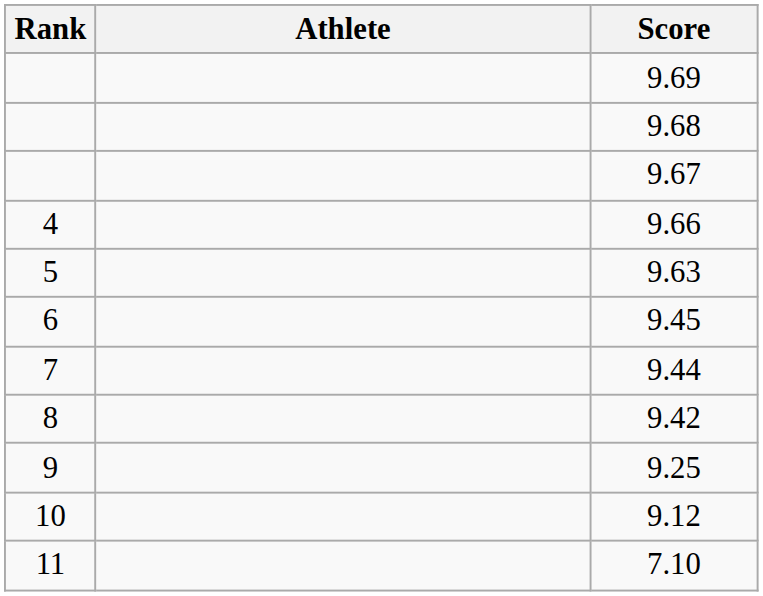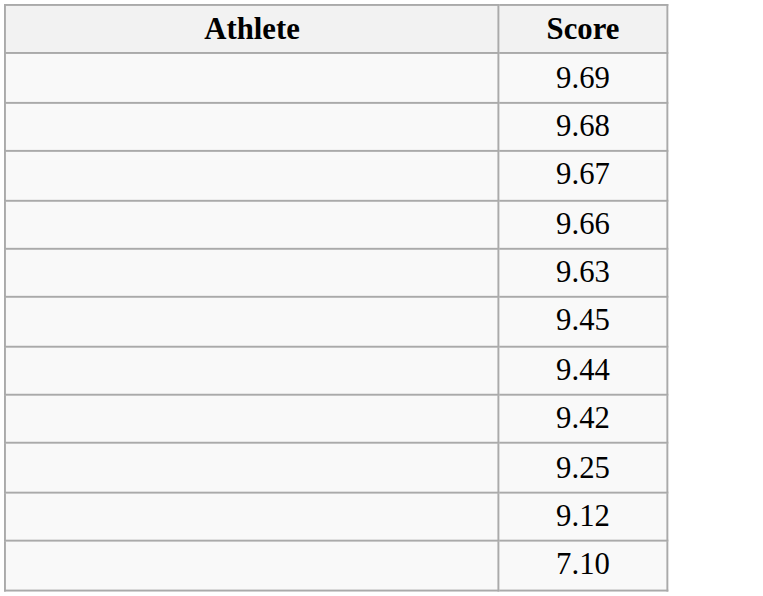- column: (50, 28)
